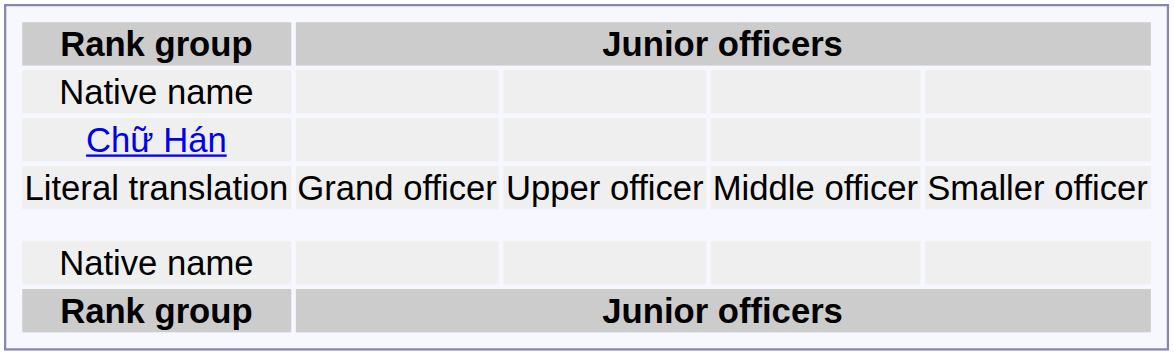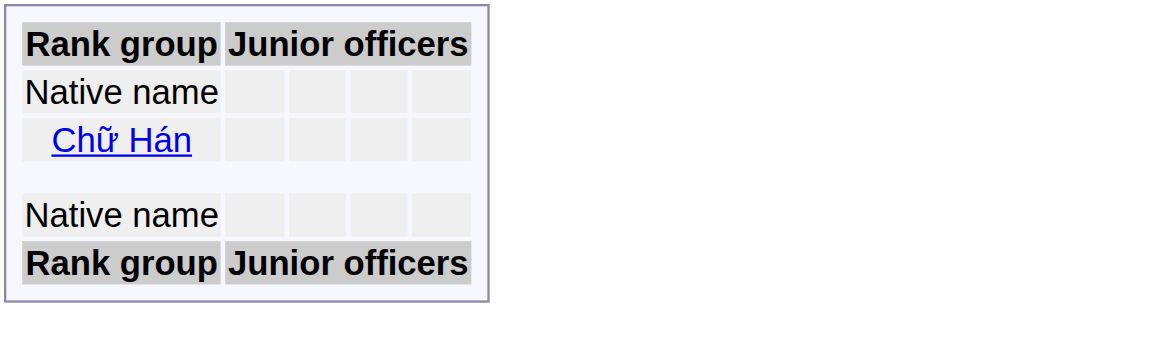- row: (156, 188)
